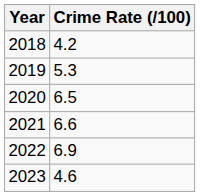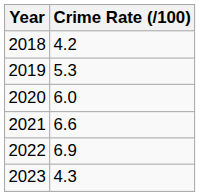(65, 97) 6.5 -> (65, 97) 6.0
(65, 177) 4.6 -> (65, 177) 4.3
